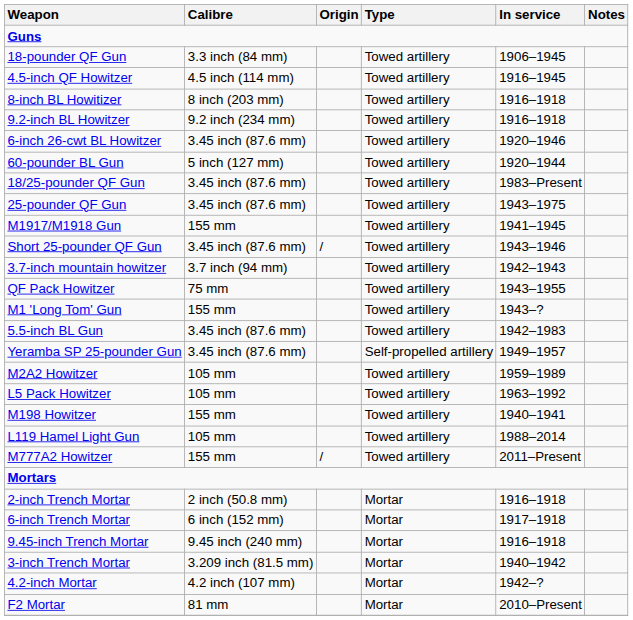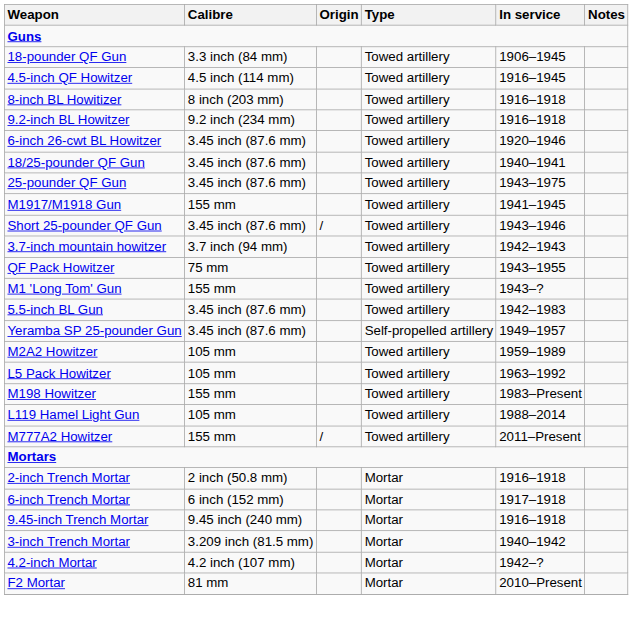- row: (66, 162)
(541, 183) 1983–Present -> (532, 162) 1940–1941
(532, 415) 1940–1941 -> (541, 394) 1983–Present
